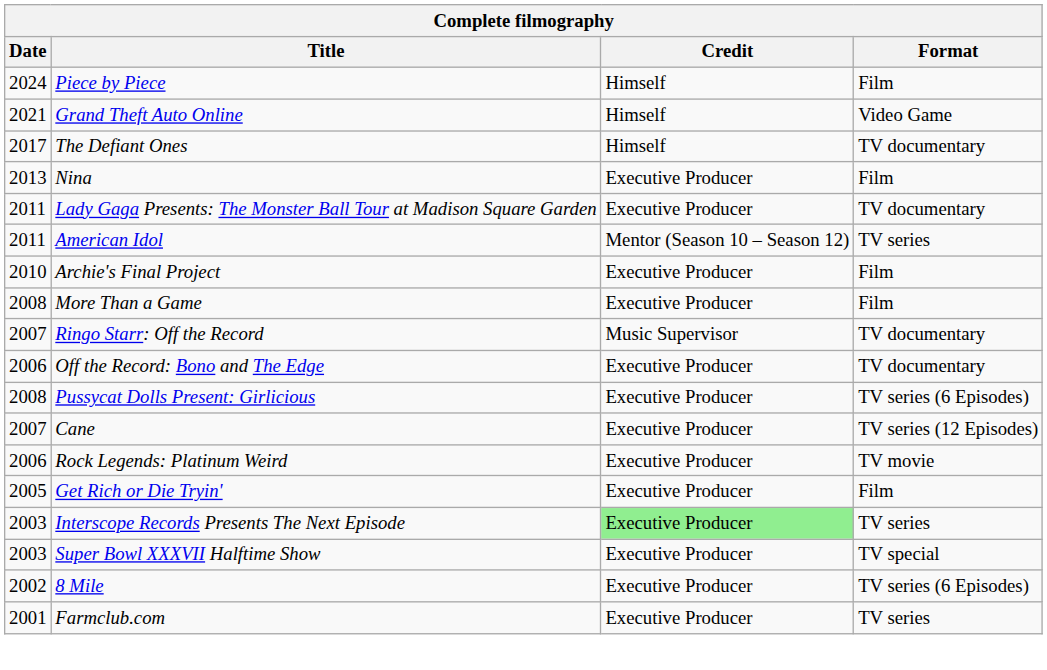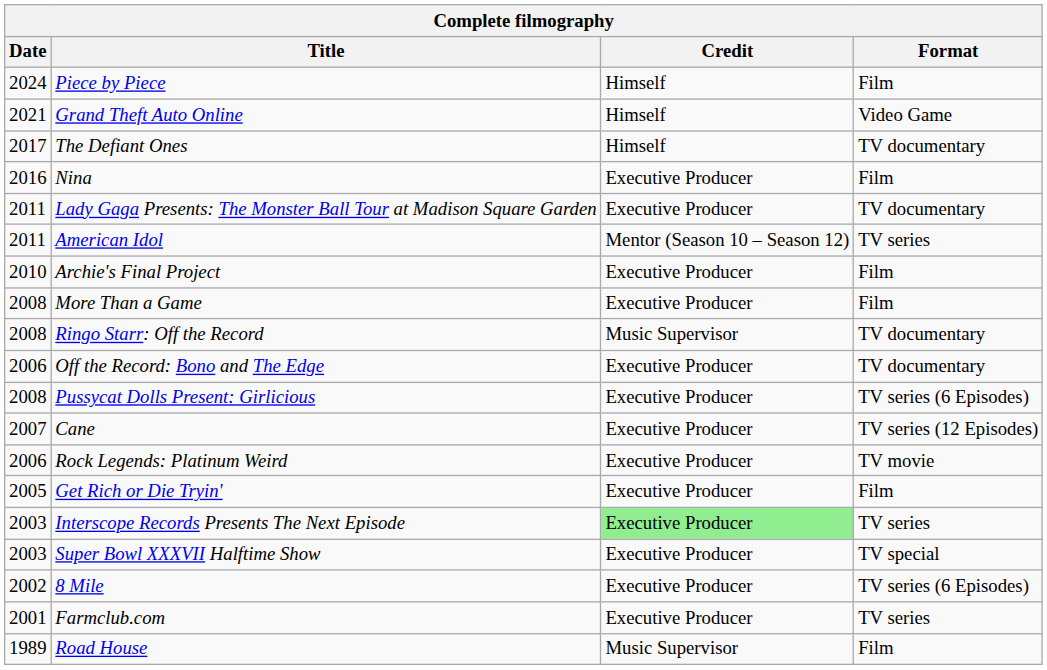(28, 177) 2013 -> (28, 177) 2016
(28, 334) 2007 -> (28, 334) 2008
+ row: (101, 648)
